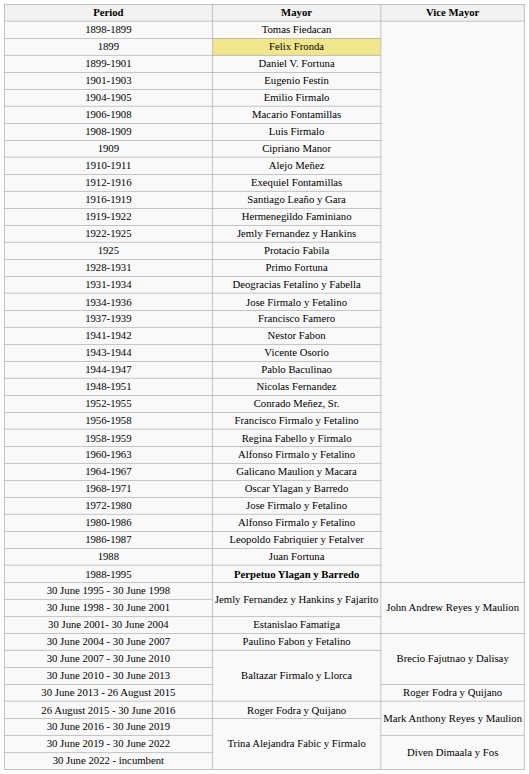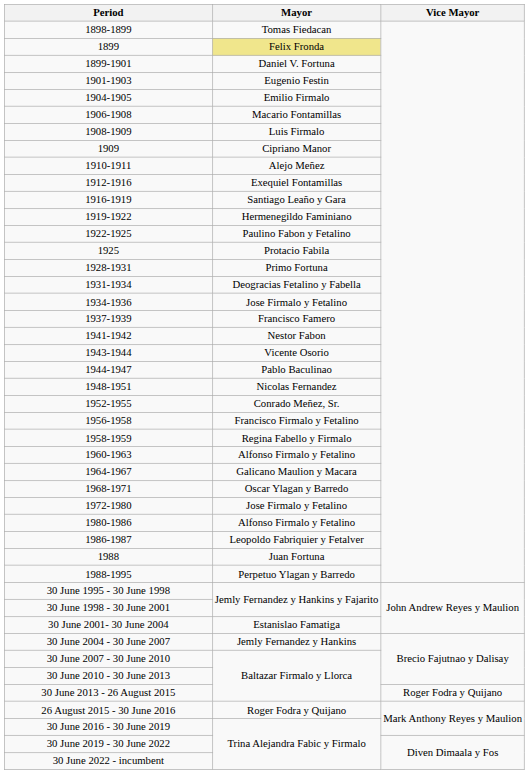(297, 234) Jemly Fernandez y Hankins -> (297, 234) Paulino Fabon y Fetalino
(297, 574) bold -> (297, 574) normal
(297, 642) Paulino Fabon y Fetalino -> (297, 642) Jemly Fernandez y Hankins
